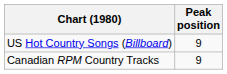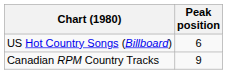(199, 43) 9 -> (199, 43) 6
